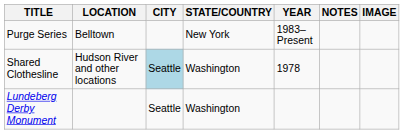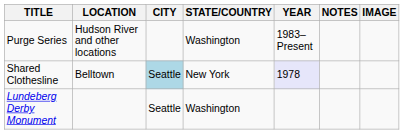(95, 35) Belltown -> (107, 40) Hudson River and other locations
(207, 35) New York -> (213, 40) Washington
(107, 69) Hudson River and other locations -> (95, 74) Belltown
(213, 69) Washington -> (207, 74) New York
(288, 69) no background -> (288, 74) lavender background
